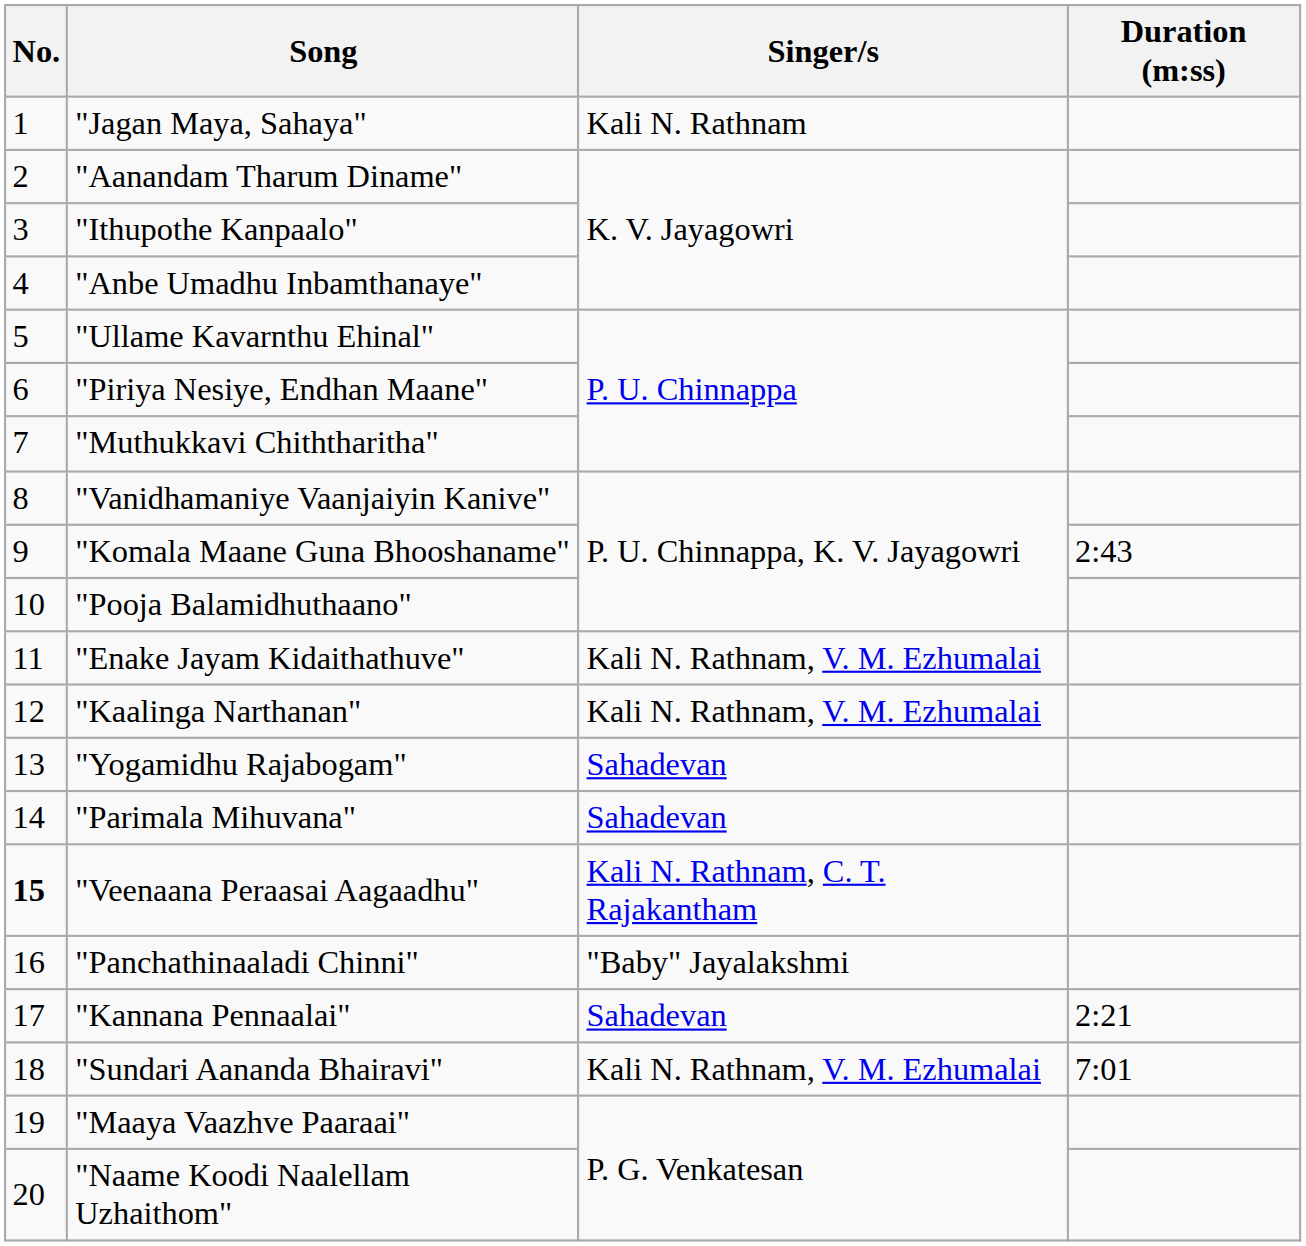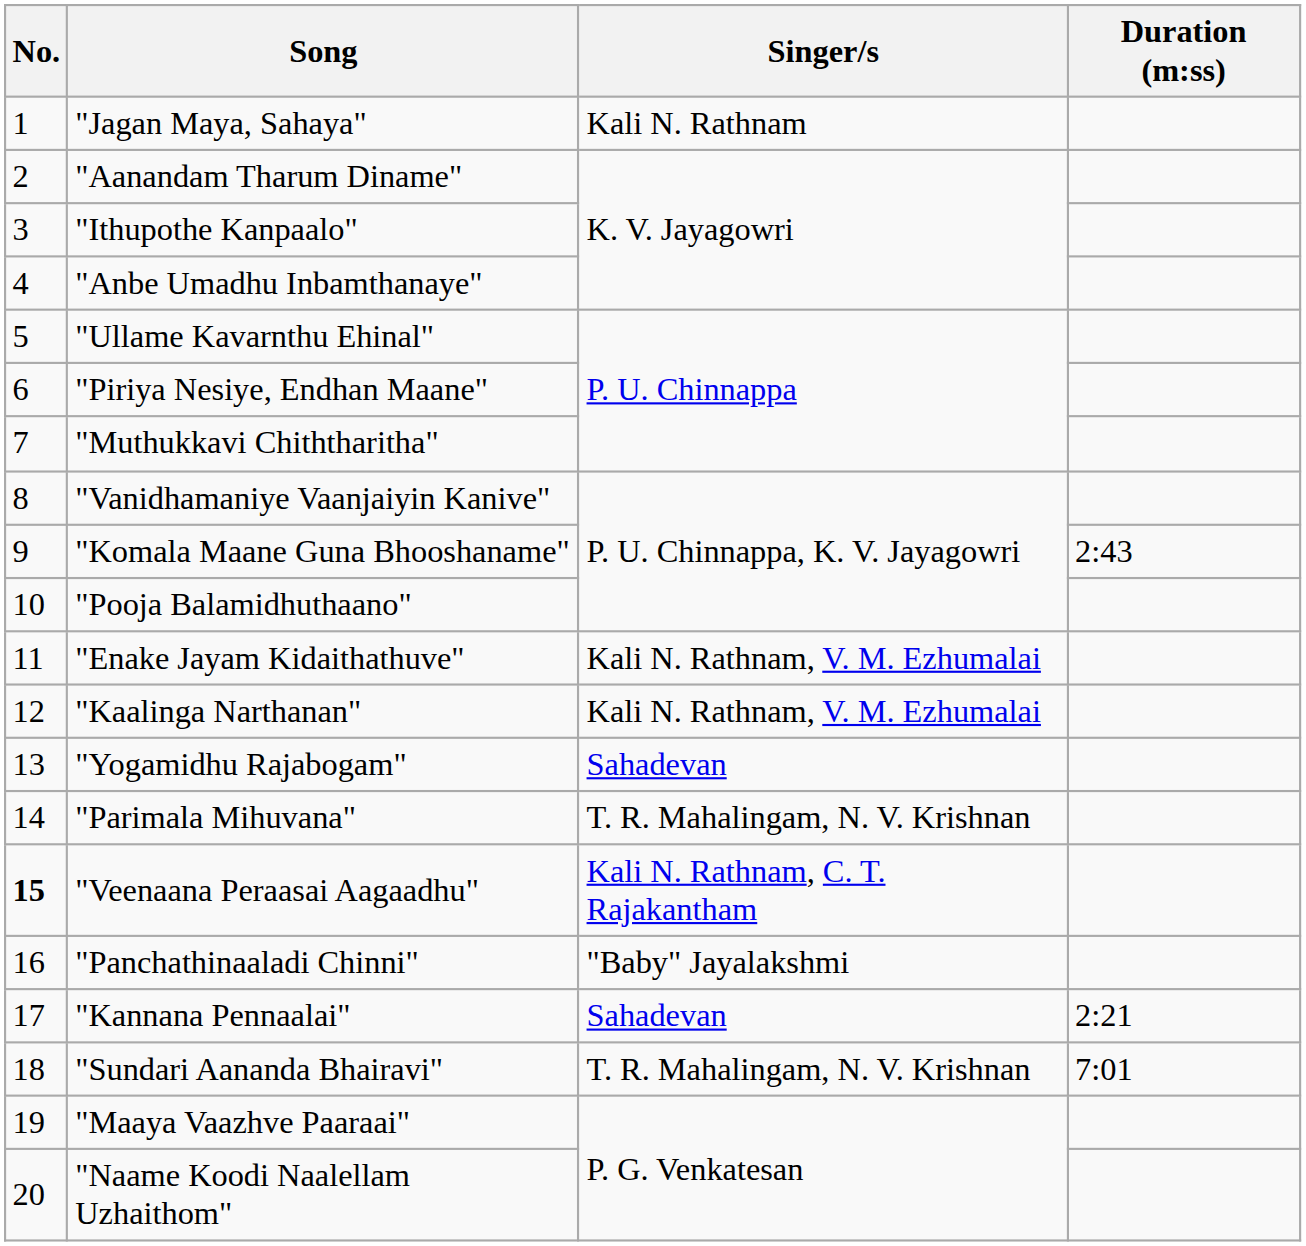(657, 817) Sahadevan -> (808, 817) T. R. Mahalingam, N. V. Krishnan
(814, 1068) Kali N. Rathnam, V. M. Ezhumalai -> (808, 1068) T. R. Mahalingam, N. V. Krishnan
